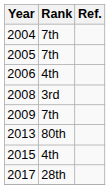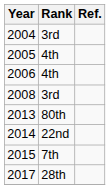(50, 34) 7th -> (50, 34) 3rd
(50, 54) 7th -> (50, 54) 4th
- row: (21, 114)
+ row: (21, 134)
(50, 154) 4th -> (50, 154) 7th
